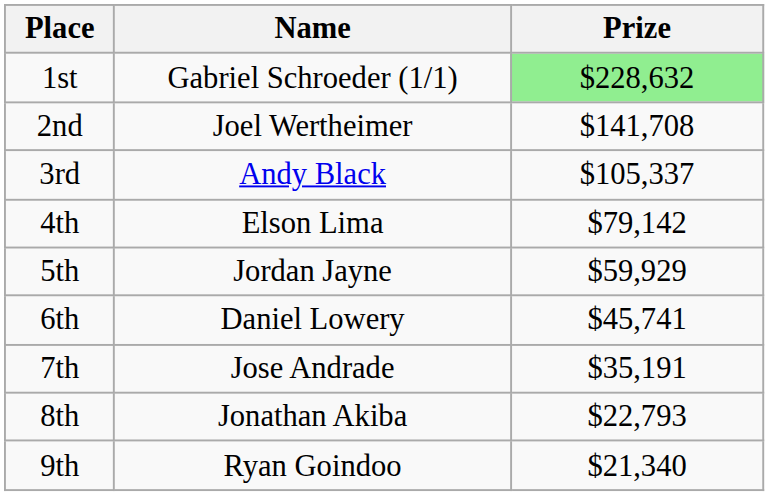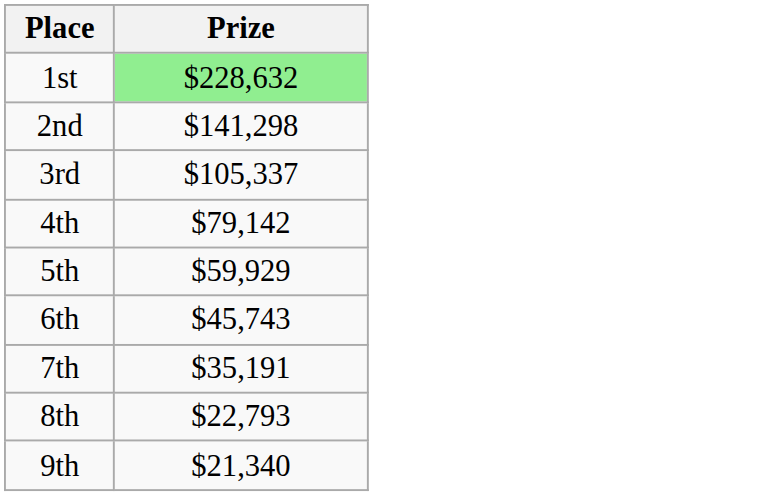- column: (313, 28)
(637, 125) $141,708 -> (241, 125) $141,298
(637, 319) $45,741 -> (241, 319) $45,743
